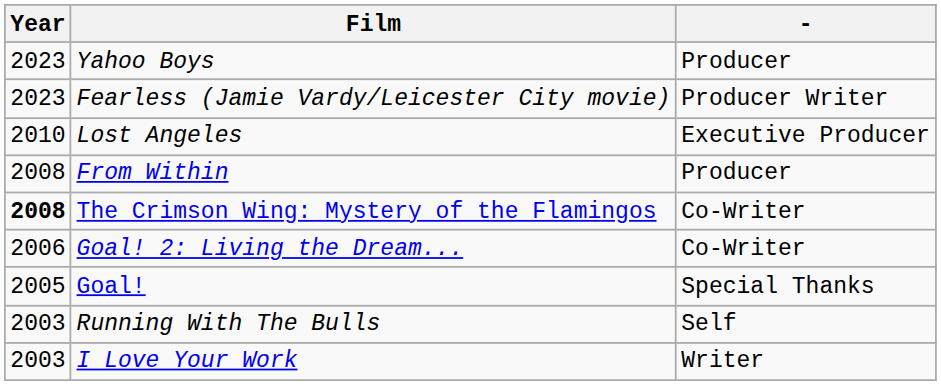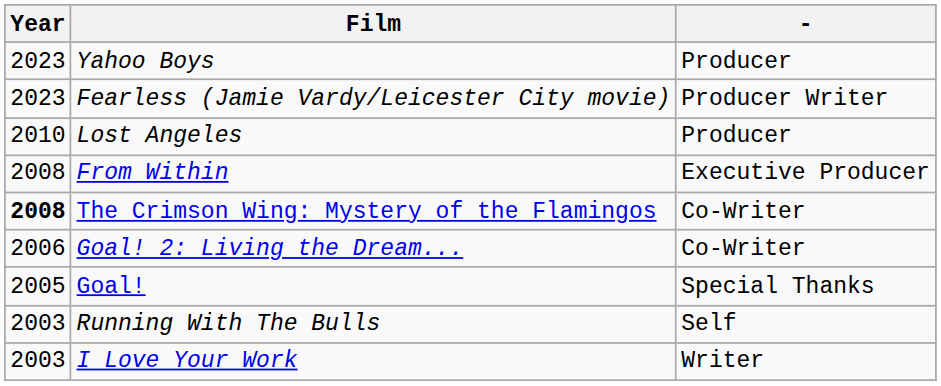(806, 136) Executive Producer -> (737, 136) Producer
(737, 174) Producer -> (806, 174) Executive Producer
